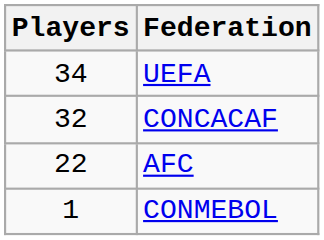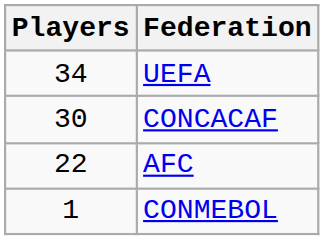(71, 119) 32 -> (71, 119) 30
